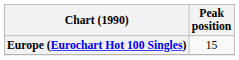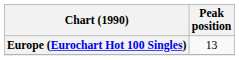(212, 45) 15 -> (212, 45) 13
